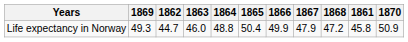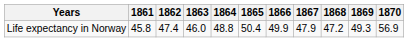columns swapped: (362, 12) <-> (142, 12)
(168, 28) 44.7 -> (168, 28) 47.4
(388, 28) 50.9 -> (388, 28) 56.9
